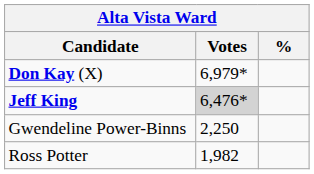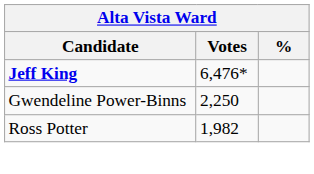- row: (56, 73)
(224, 100) lightgrey background -> (224, 73) no background
